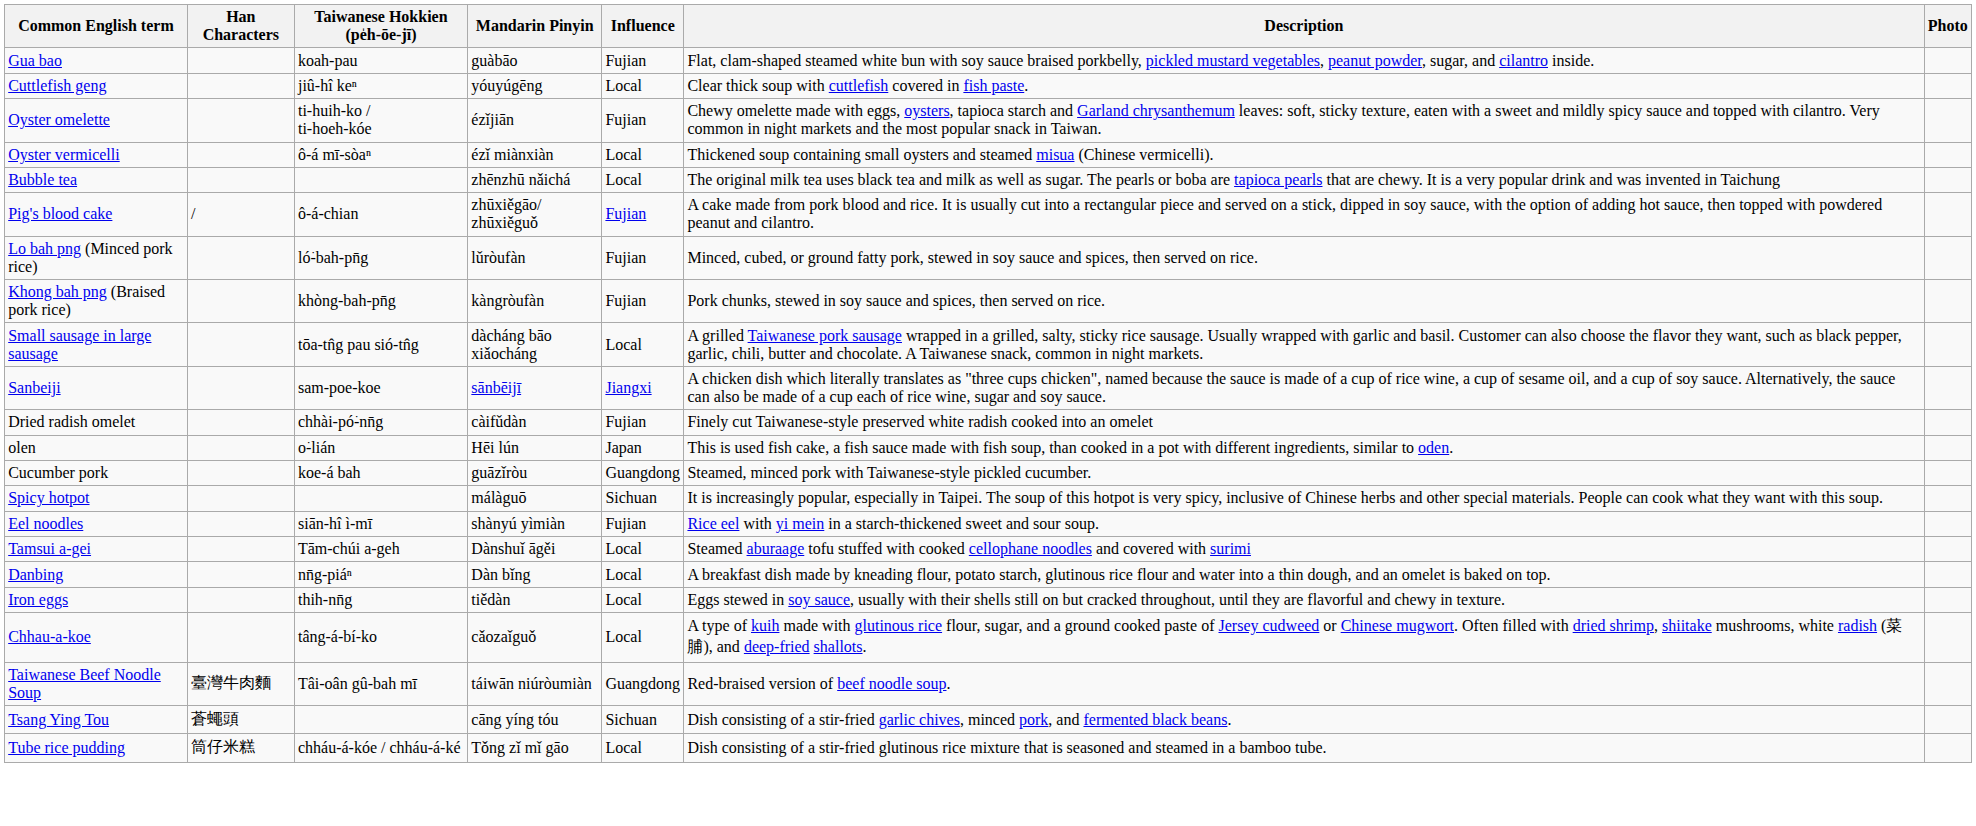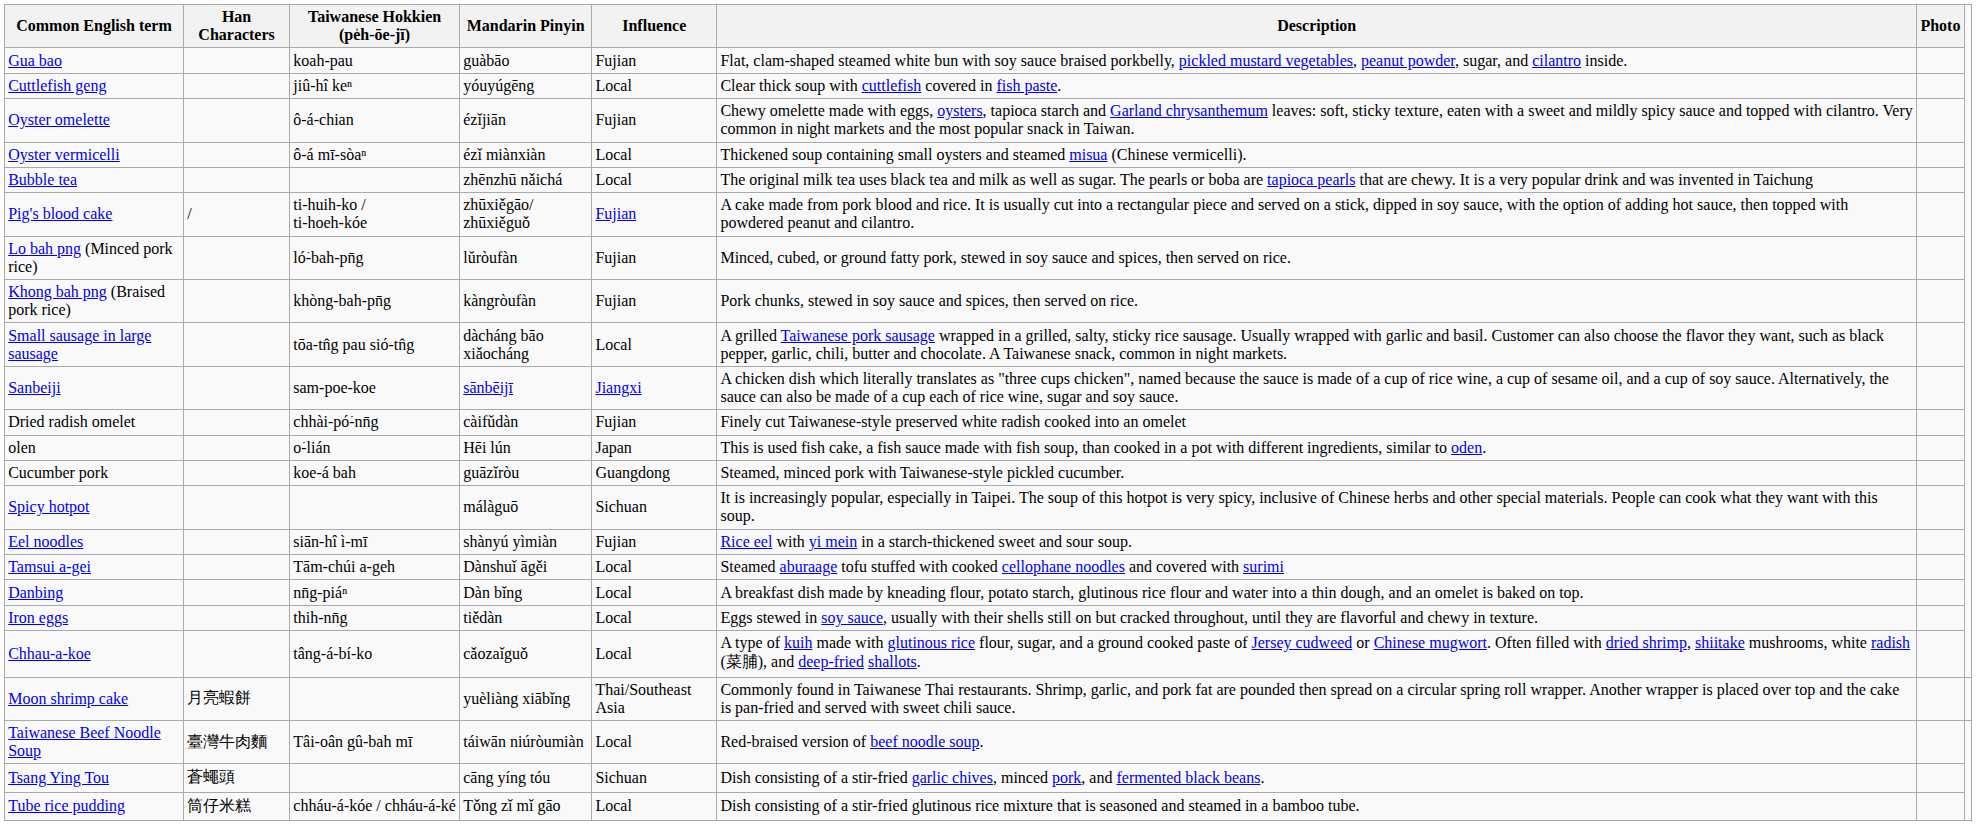(335, 120) ti-huih-ko / ti-hoeh-kóe -> (323, 120) ô-á-chian
(328, 214) ô-á-chian -> (330, 214) ti-huih-ko / ti-hoeh-kóe
+ row: (68, 698)
(643, 683) Guangdong -> (614, 742) Local
